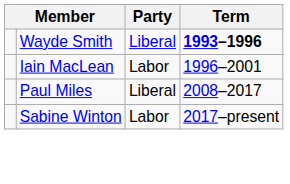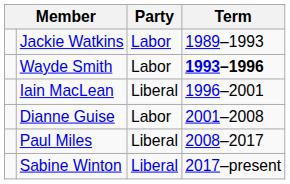+ row: (72, 41)
(152, 41) Liberal -> (151, 66) Labor
(149, 66) Labor -> (154, 91) Liberal
+ row: (67, 116)
(149, 116) Labor -> (154, 166) Liberal
